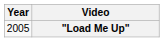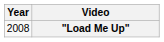(18, 28) 2005 -> (18, 28) 2008
